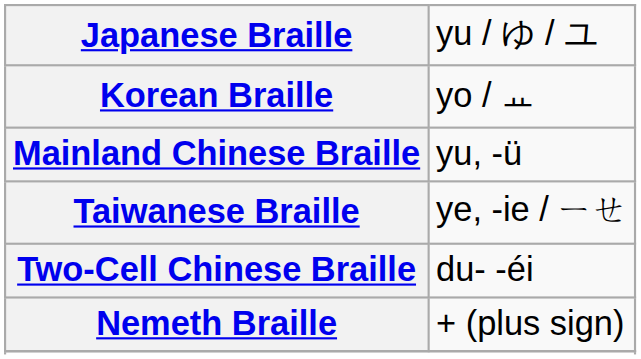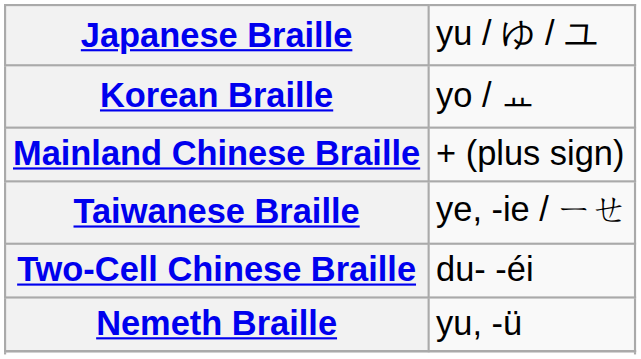(479, 153) yu, -ü -> (530, 153) + (plus sign)
(530, 323) + (plus sign) -> (479, 323) yu, -ü
